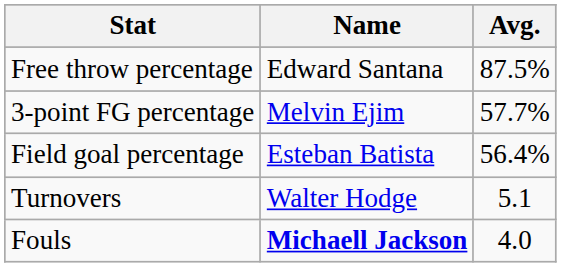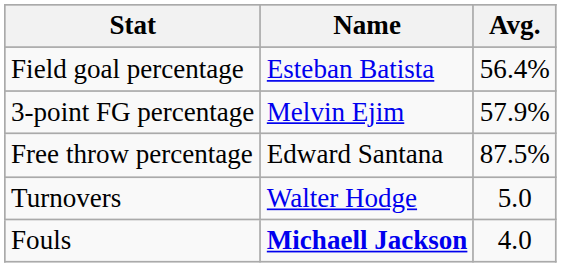rows swapped: (127, 154) <-> (132, 68)
(515, 111) 57.7% -> (515, 111) 57.9%
(515, 197) 5.1 -> (515, 197) 5.0
